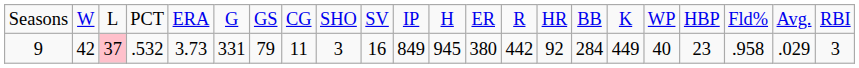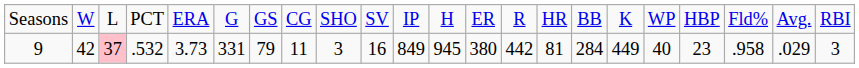(554, 48) 92 -> (554, 48) 81
